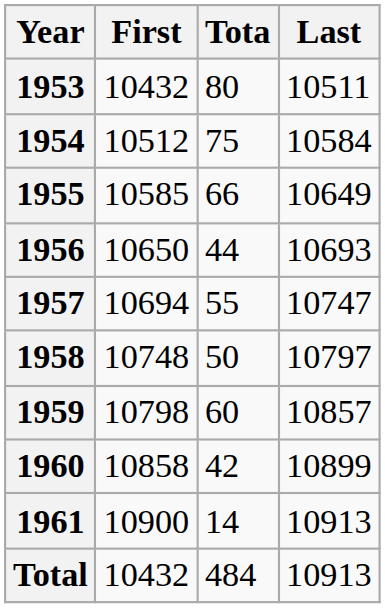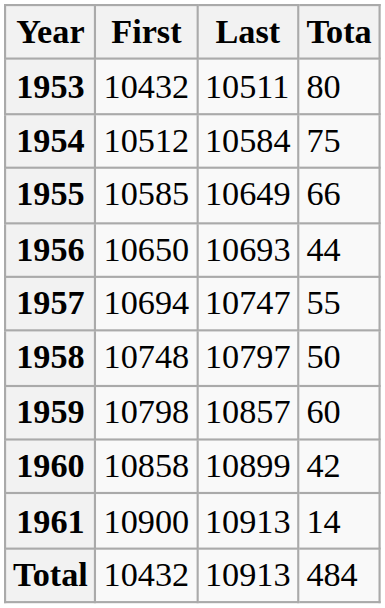columns swapped: (329, 31) <-> (238, 31)
